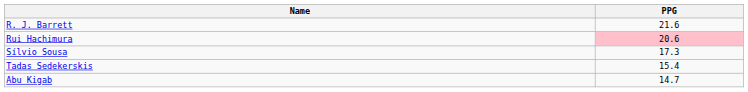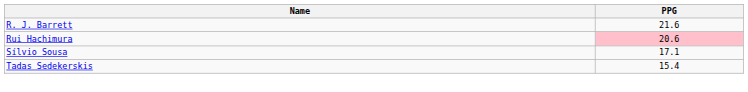(669, 53) 17.3 -> (669, 53) 17.1
- row: (29, 80)
